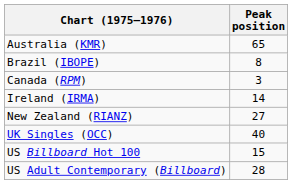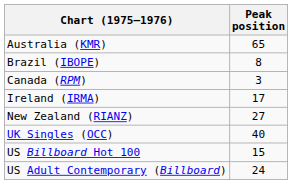(258, 98) 14 -> (258, 98) 17
(258, 170) 28 -> (258, 170) 24
